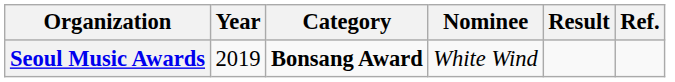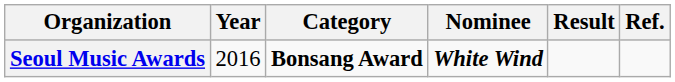(238, 58) 2019 -> (238, 58) 2016
(486, 58) normal -> (488, 58) bold
